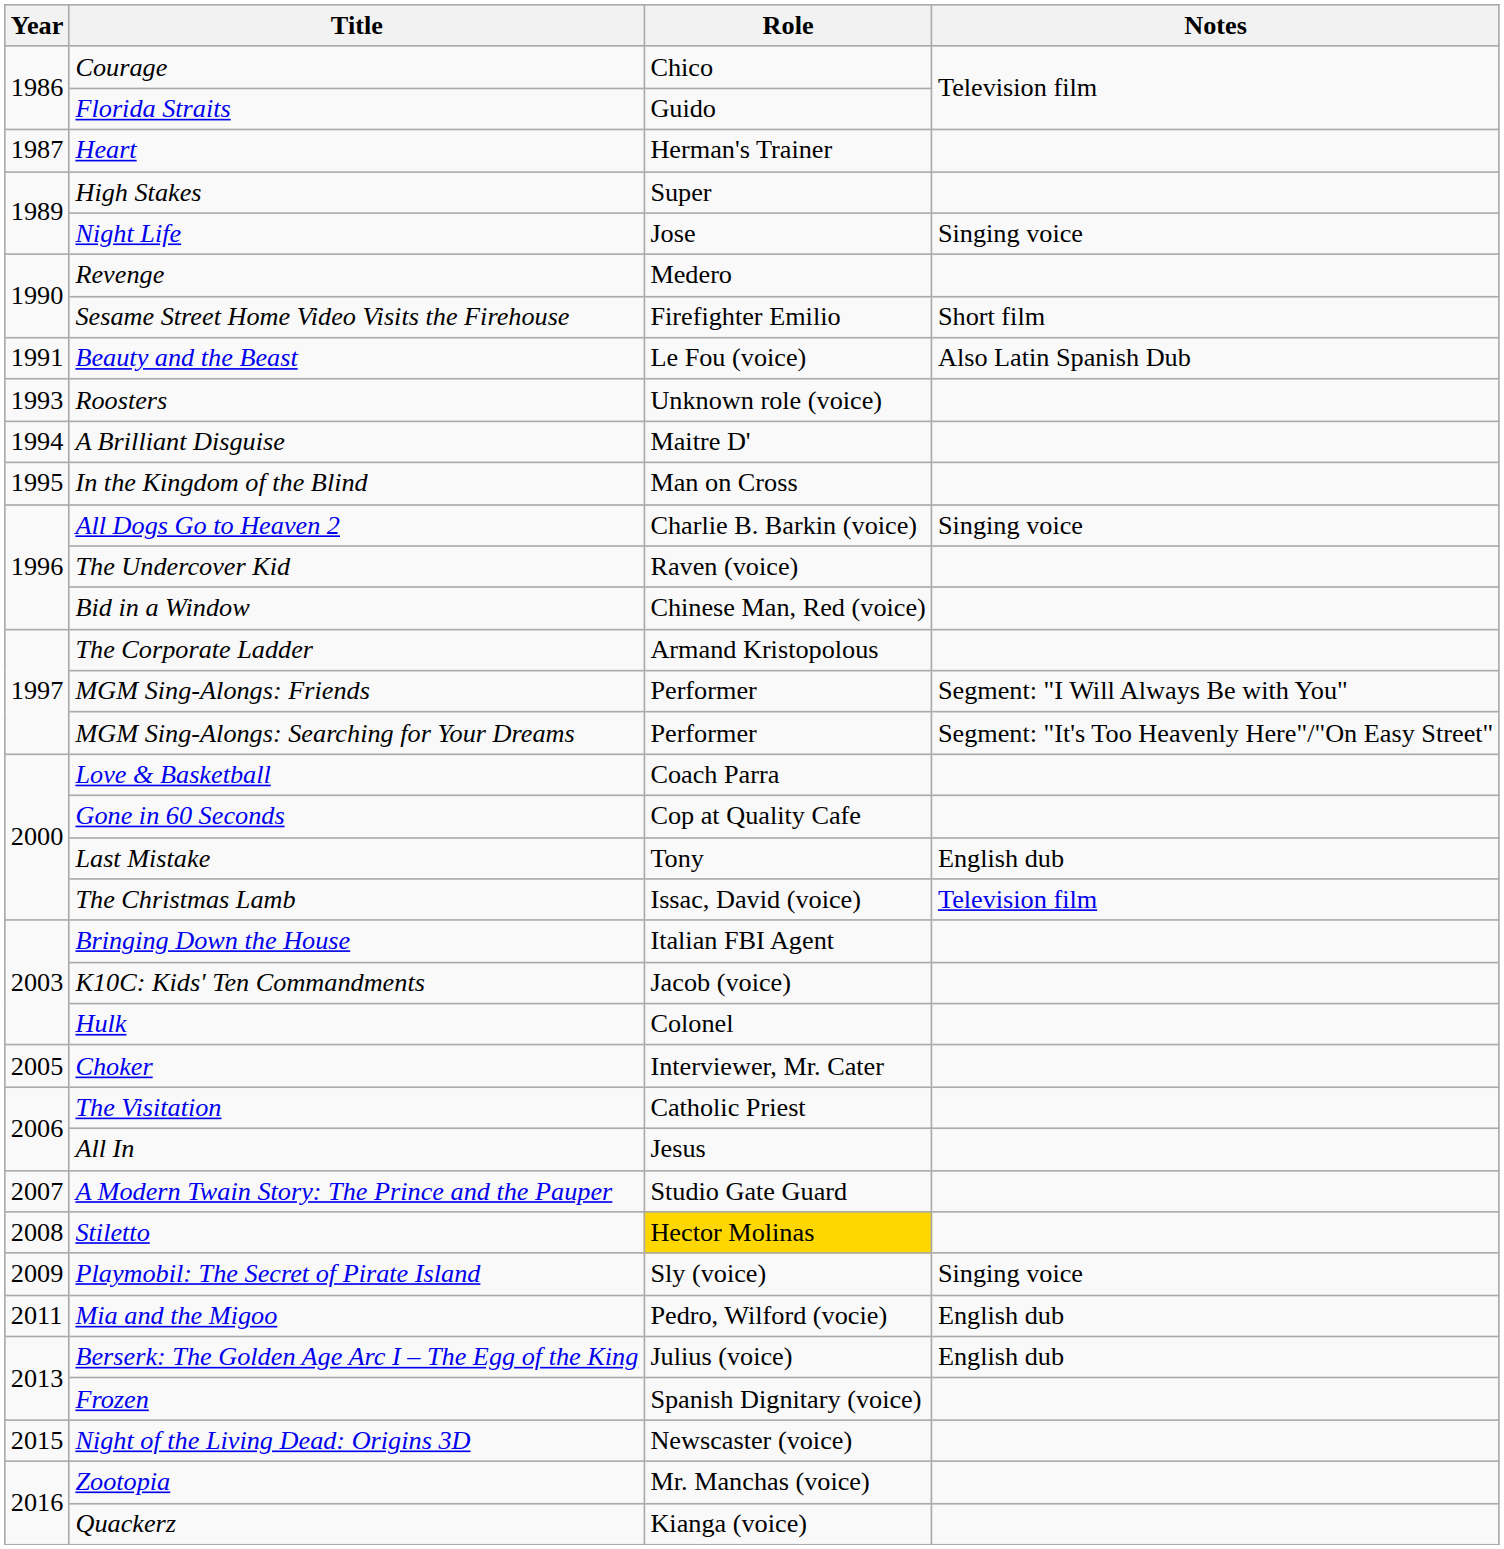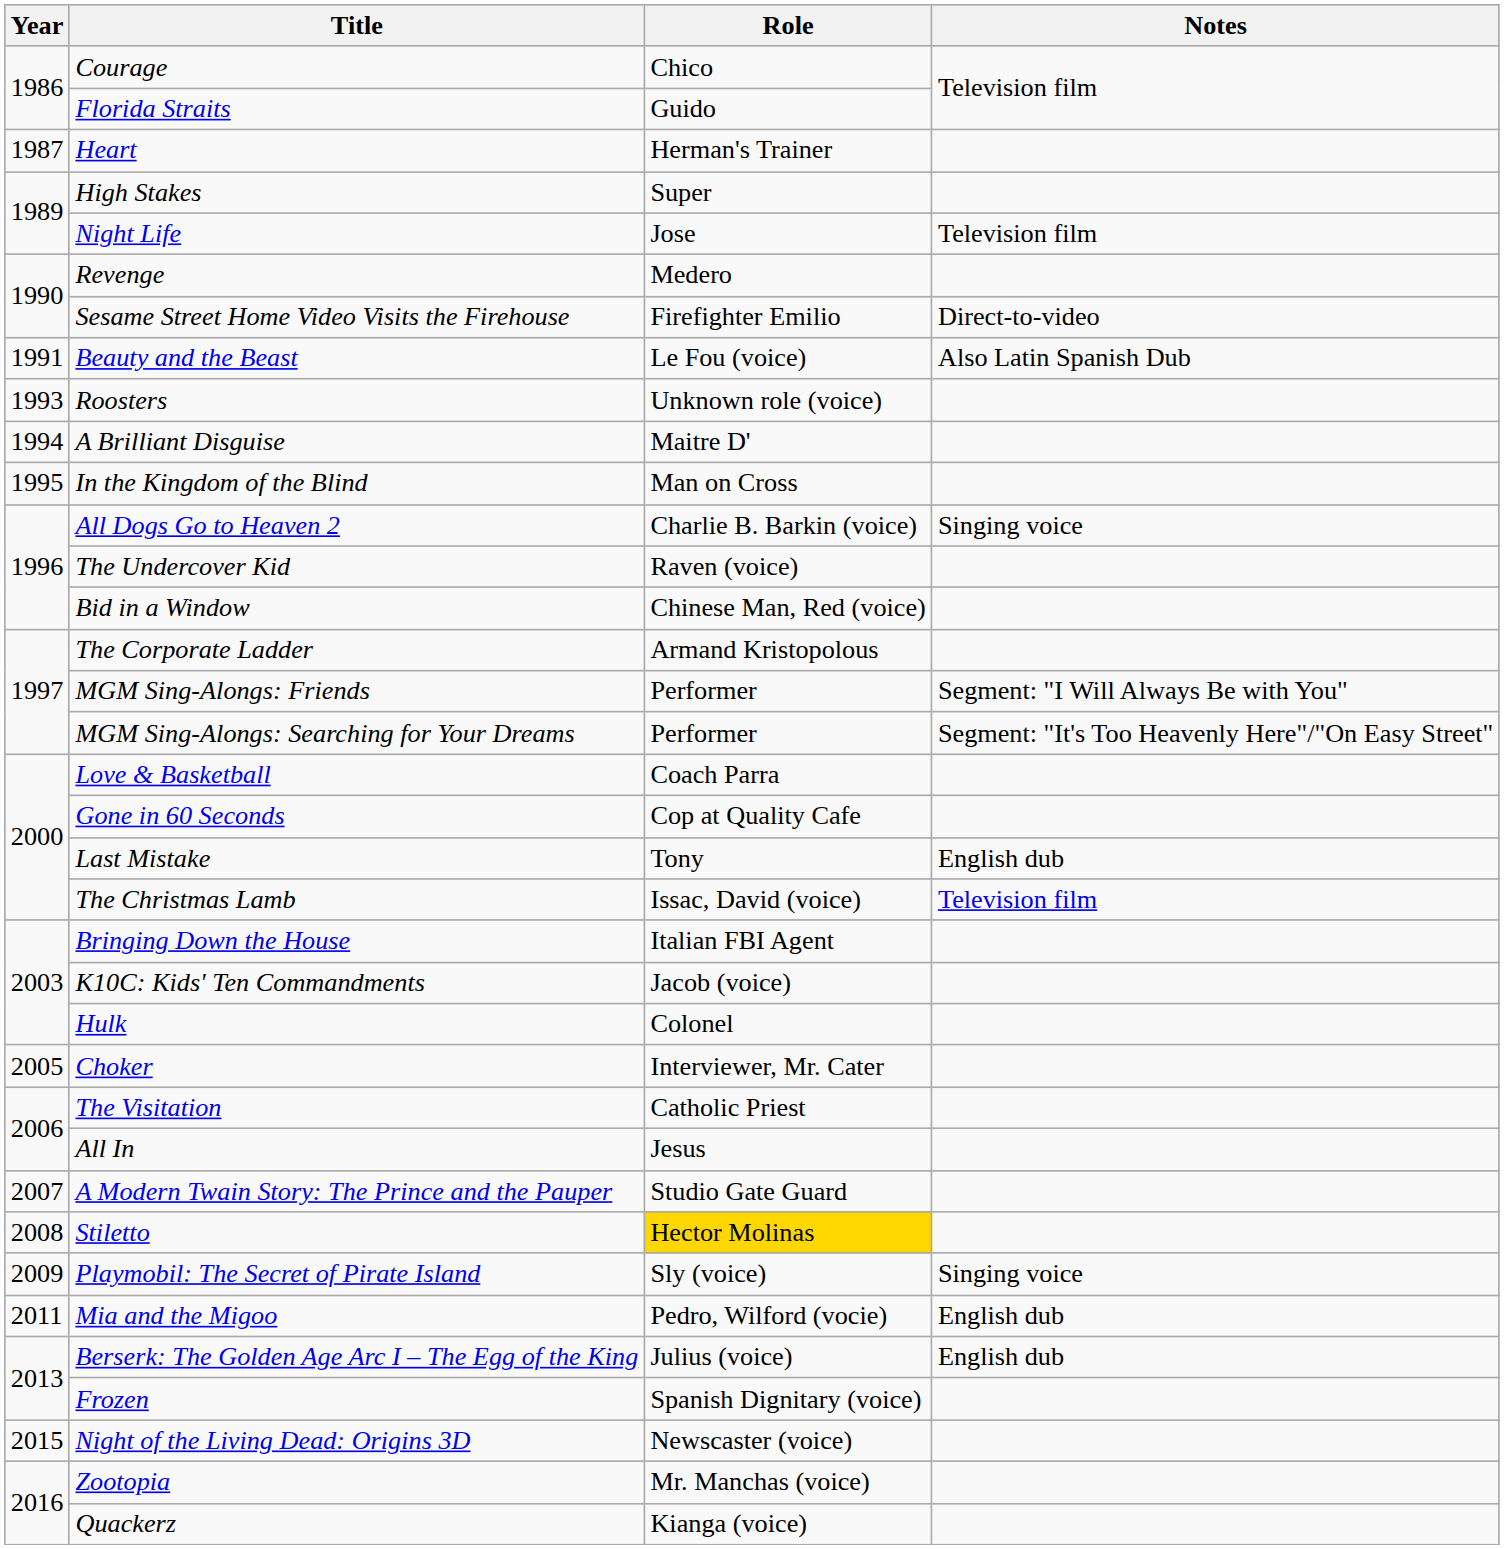(1010, 233) Singing voice -> (1018, 233) Television film
(992, 316) Short film -> (1019, 316) Direct-to-video
